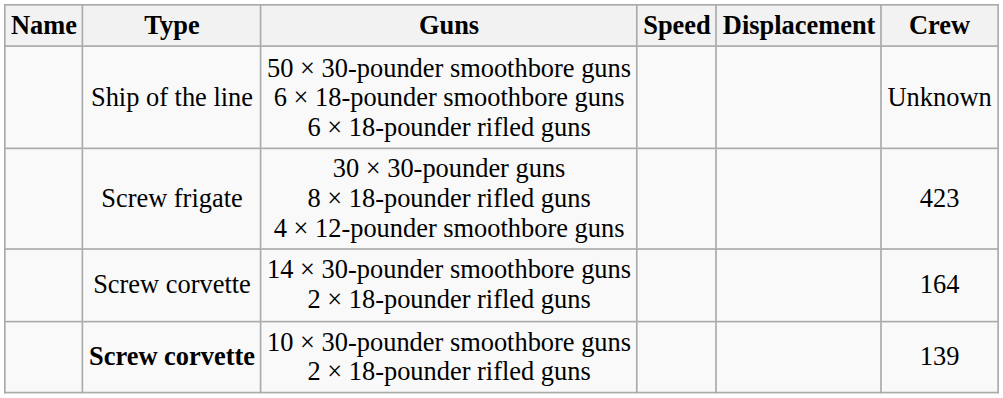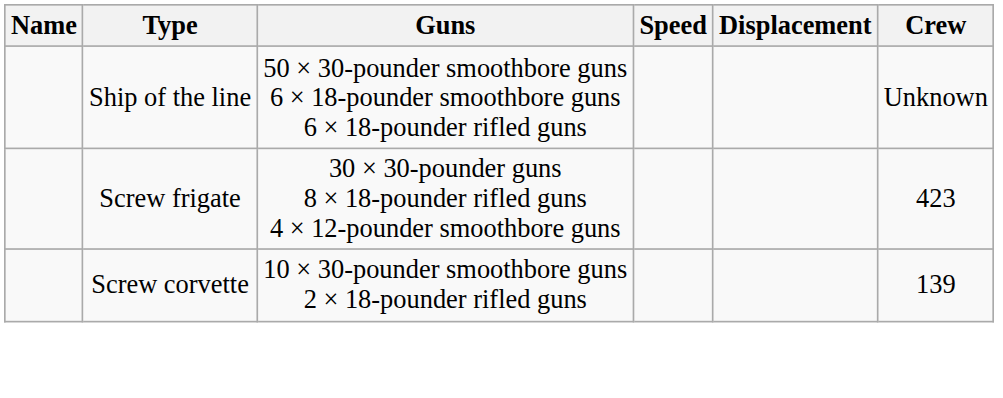- row: (449, 284)
(172, 356) bold -> (170, 284) normal
